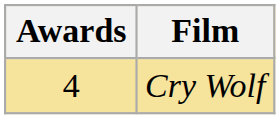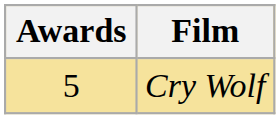(71, 85) 4 -> (71, 85) 5
